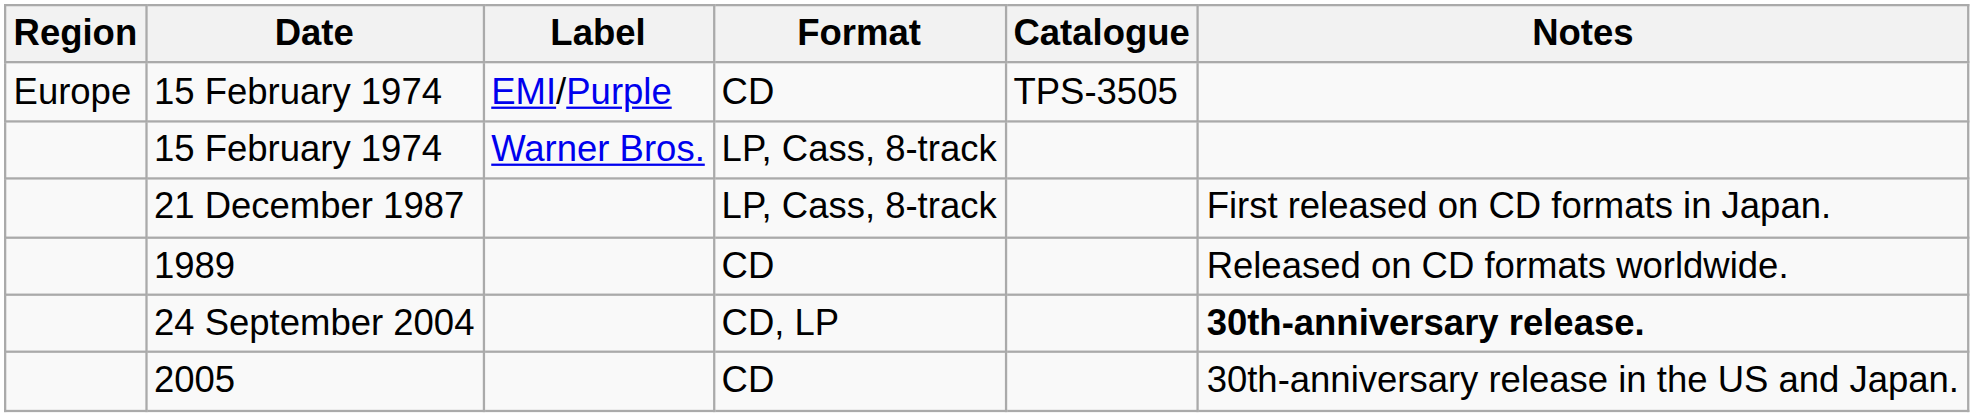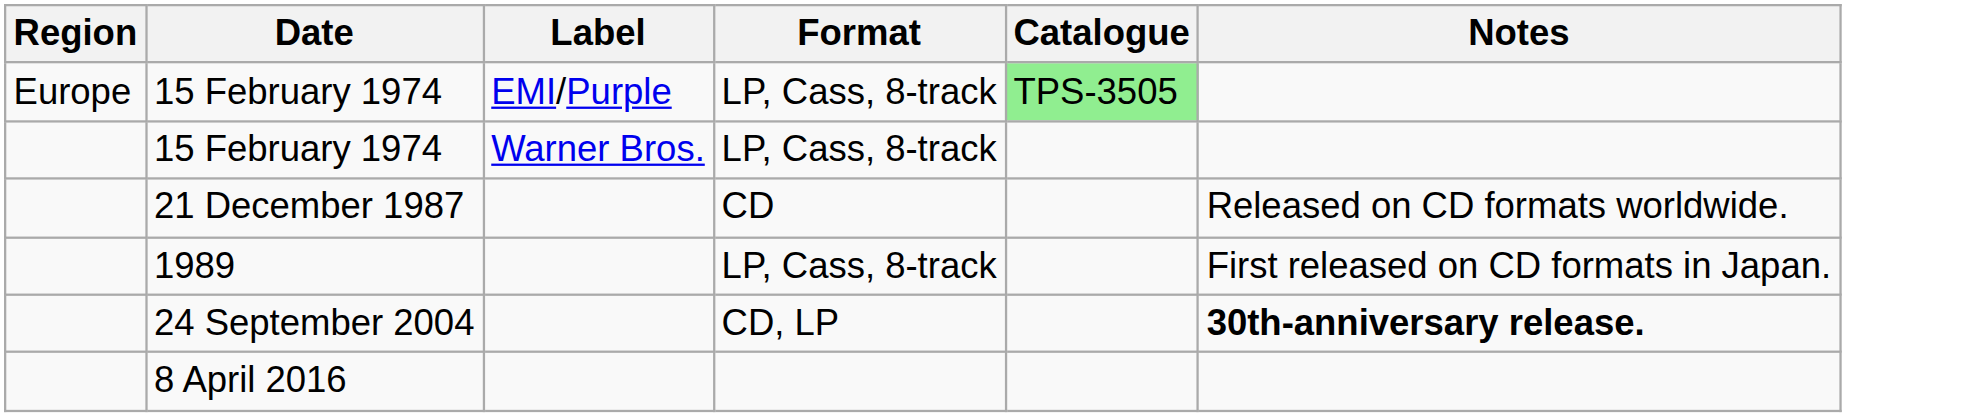(748, 91) CD -> (859, 91) LP, Cass, 8-track
(1096, 91) no background -> (1096, 91) lightgreen background
(859, 206) LP, Cass, 8-track -> (748, 206) CD
(1519, 206) First released on CD formats in Japan. -> (1498, 206) Released on CD formats worldwide.
(748, 264) CD -> (859, 264) LP, Cass, 8-track
(1498, 264) Released on CD formats worldwide. -> (1519, 264) First released on CD formats in Japan.
- row: (195, 380)
+ row: (250, 380)
